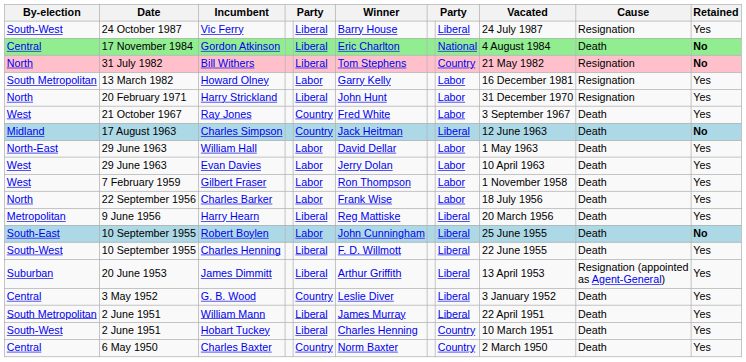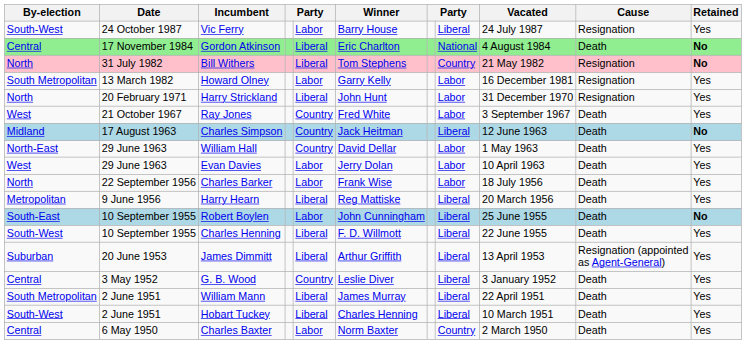(311, 30) Liberal -> (309, 30) Labor
(309, 149) Labor -> (314, 149) Country
- row: (234, 183)
(456, 331) Country -> (454, 314) Liberal
(314, 348) Country -> (309, 331) Labor
